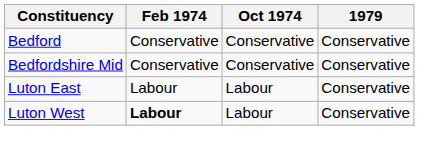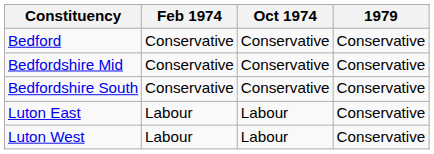+ row: (73, 88)
(156, 112) bold -> (169, 137) normal
